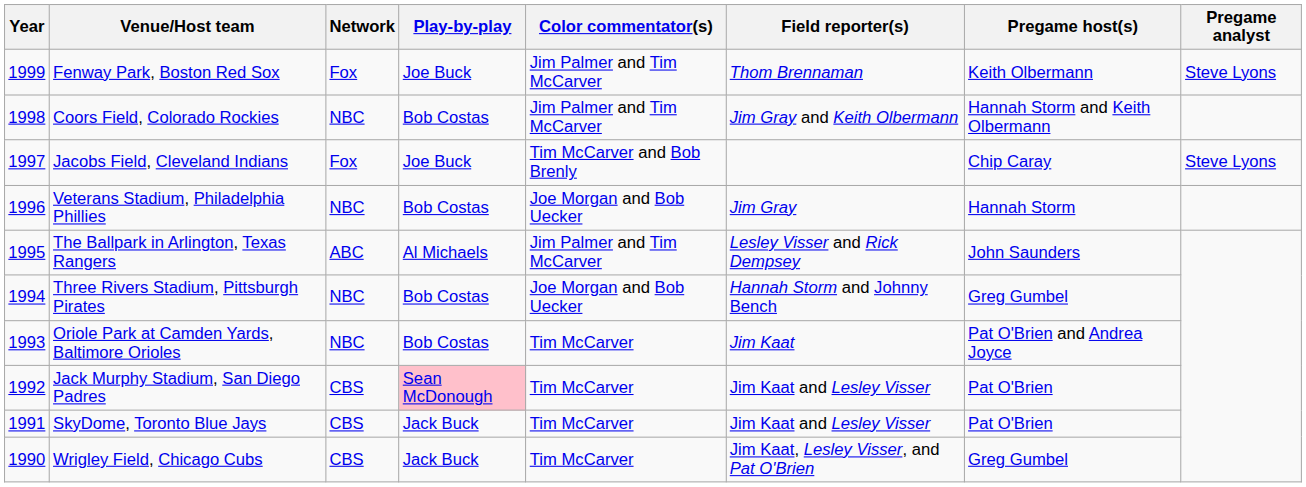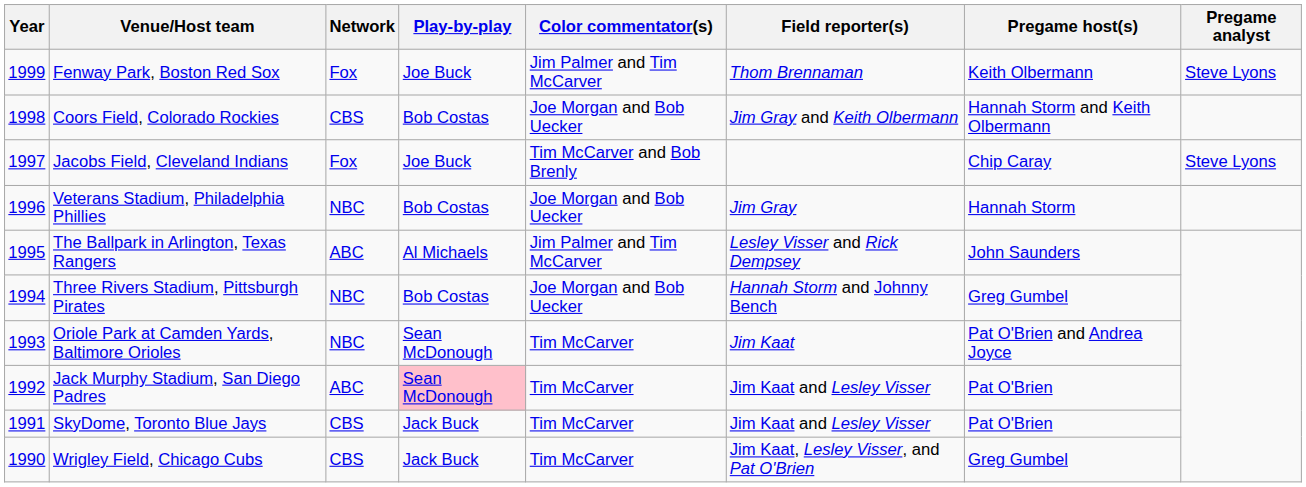(347, 117) NBC -> (347, 117) CBS
(603, 117) Jim Palmer and Tim McCarver -> (607, 117) Joe Morgan and Bob Uecker
(446, 342) Bob Costas -> (448, 342) Sean McDonough
(347, 387) CBS -> (347, 387) ABC
